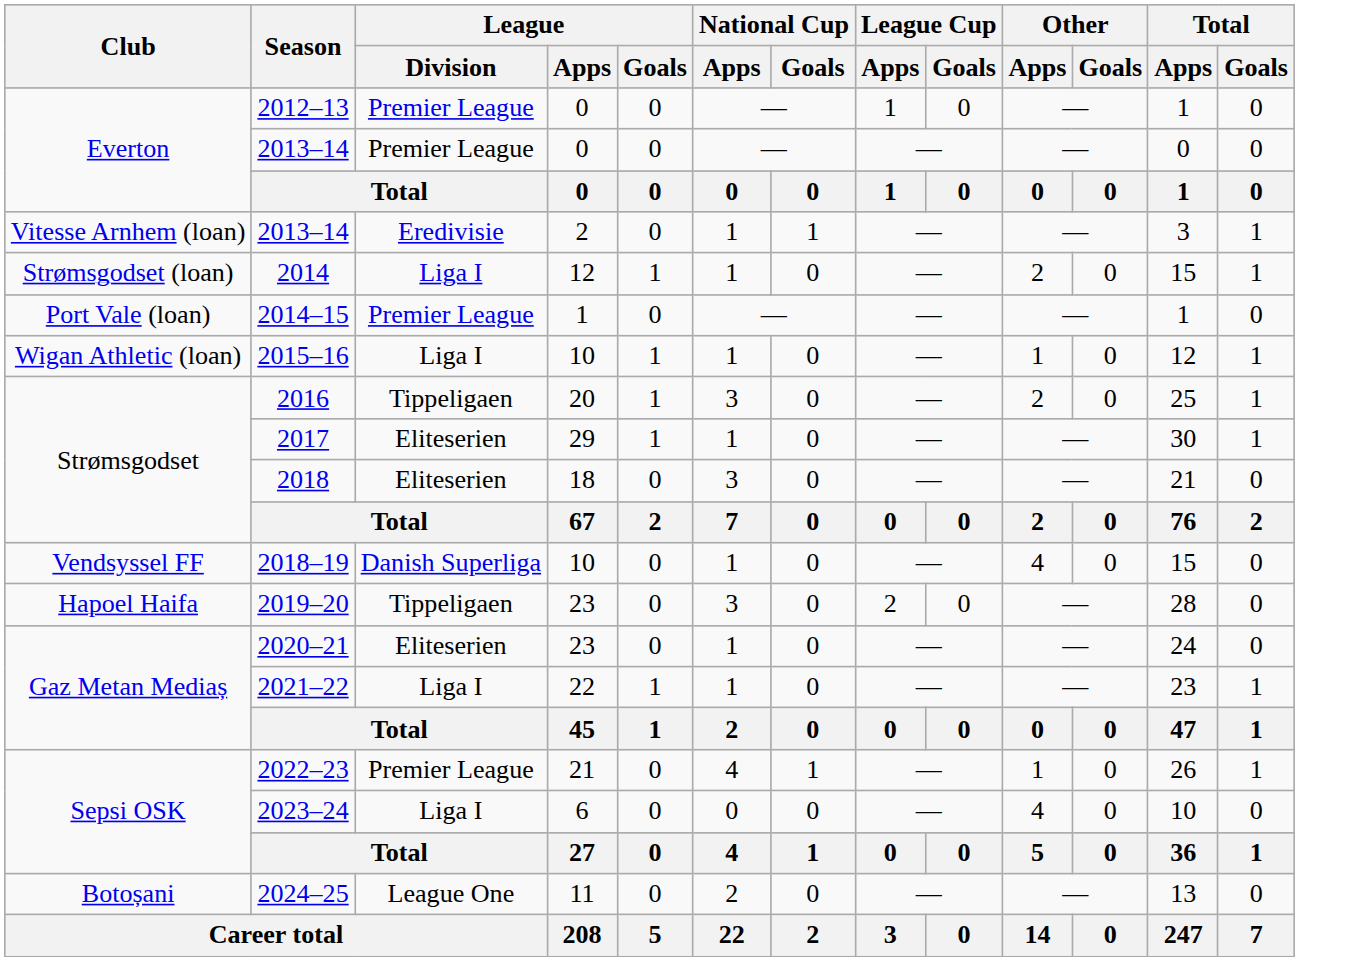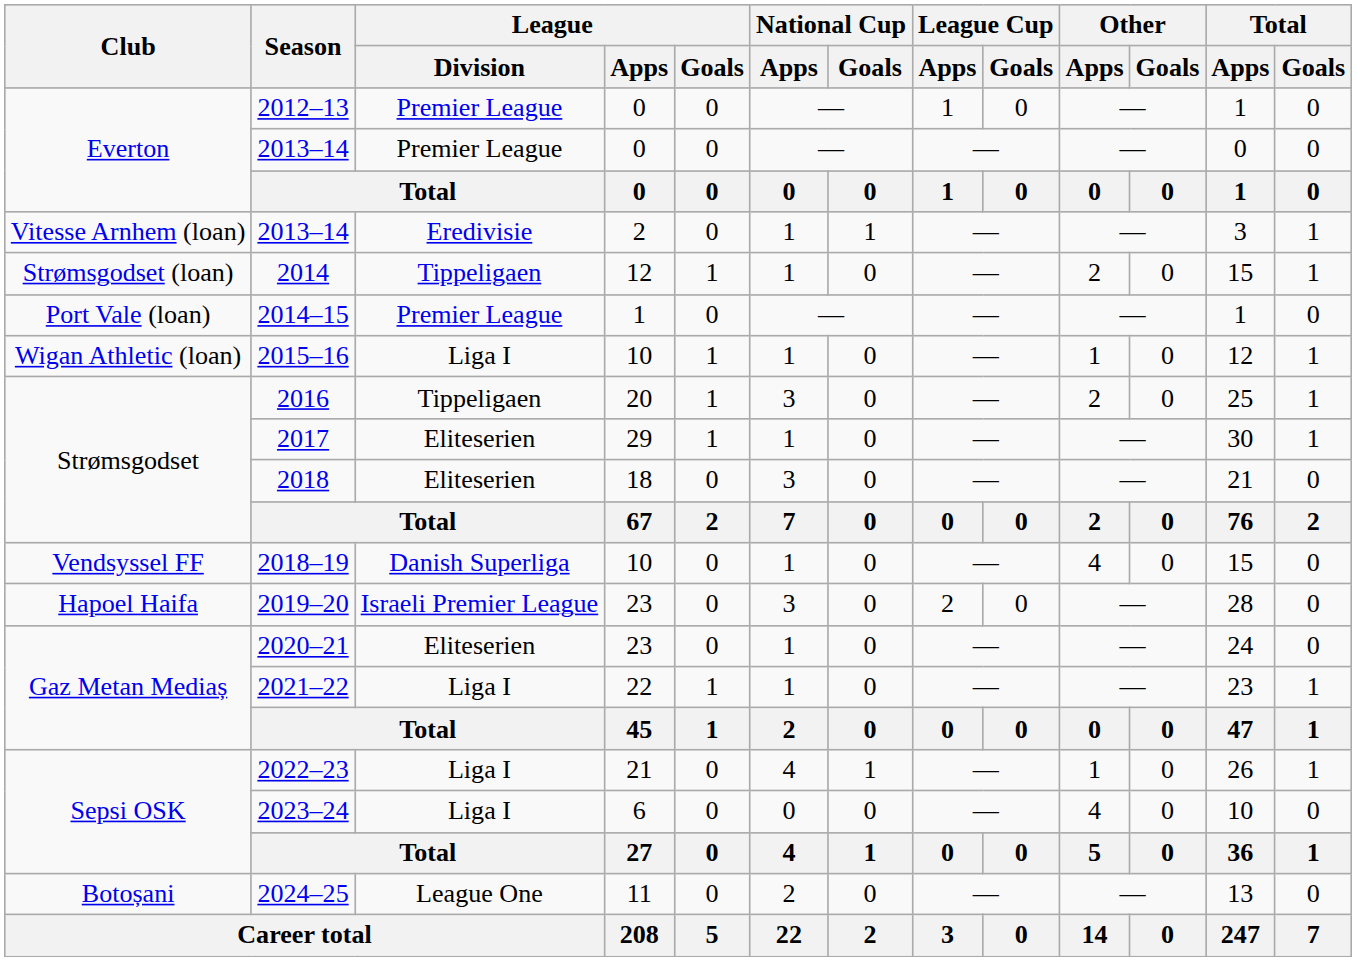(451, 273) Liga I -> (479, 273) Tippeligaen
(451, 604) Tippeligaen -> (479, 604) Israeli Premier League
(451, 769) Premier League -> (479, 769) Liga I
